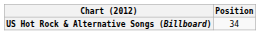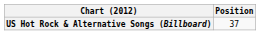(234, 24) 34 -> (234, 24) 37
